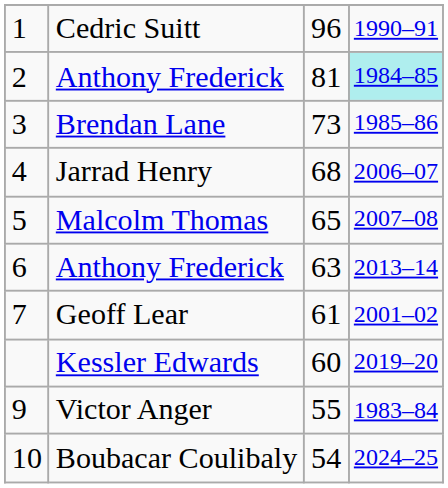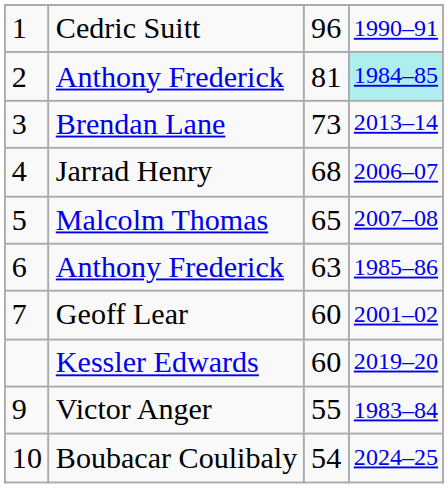(396, 123) 1985–86 -> (396, 123) 2013–14
(396, 266) 2013–14 -> (396, 266) 1985–86
(326, 314) 61 -> (326, 314) 60
